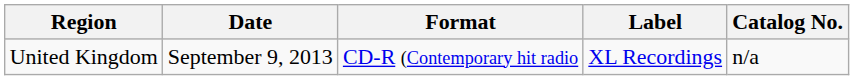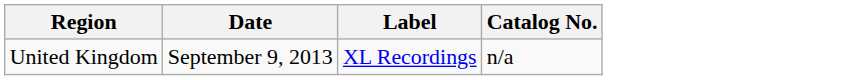- column: (461, 21)
